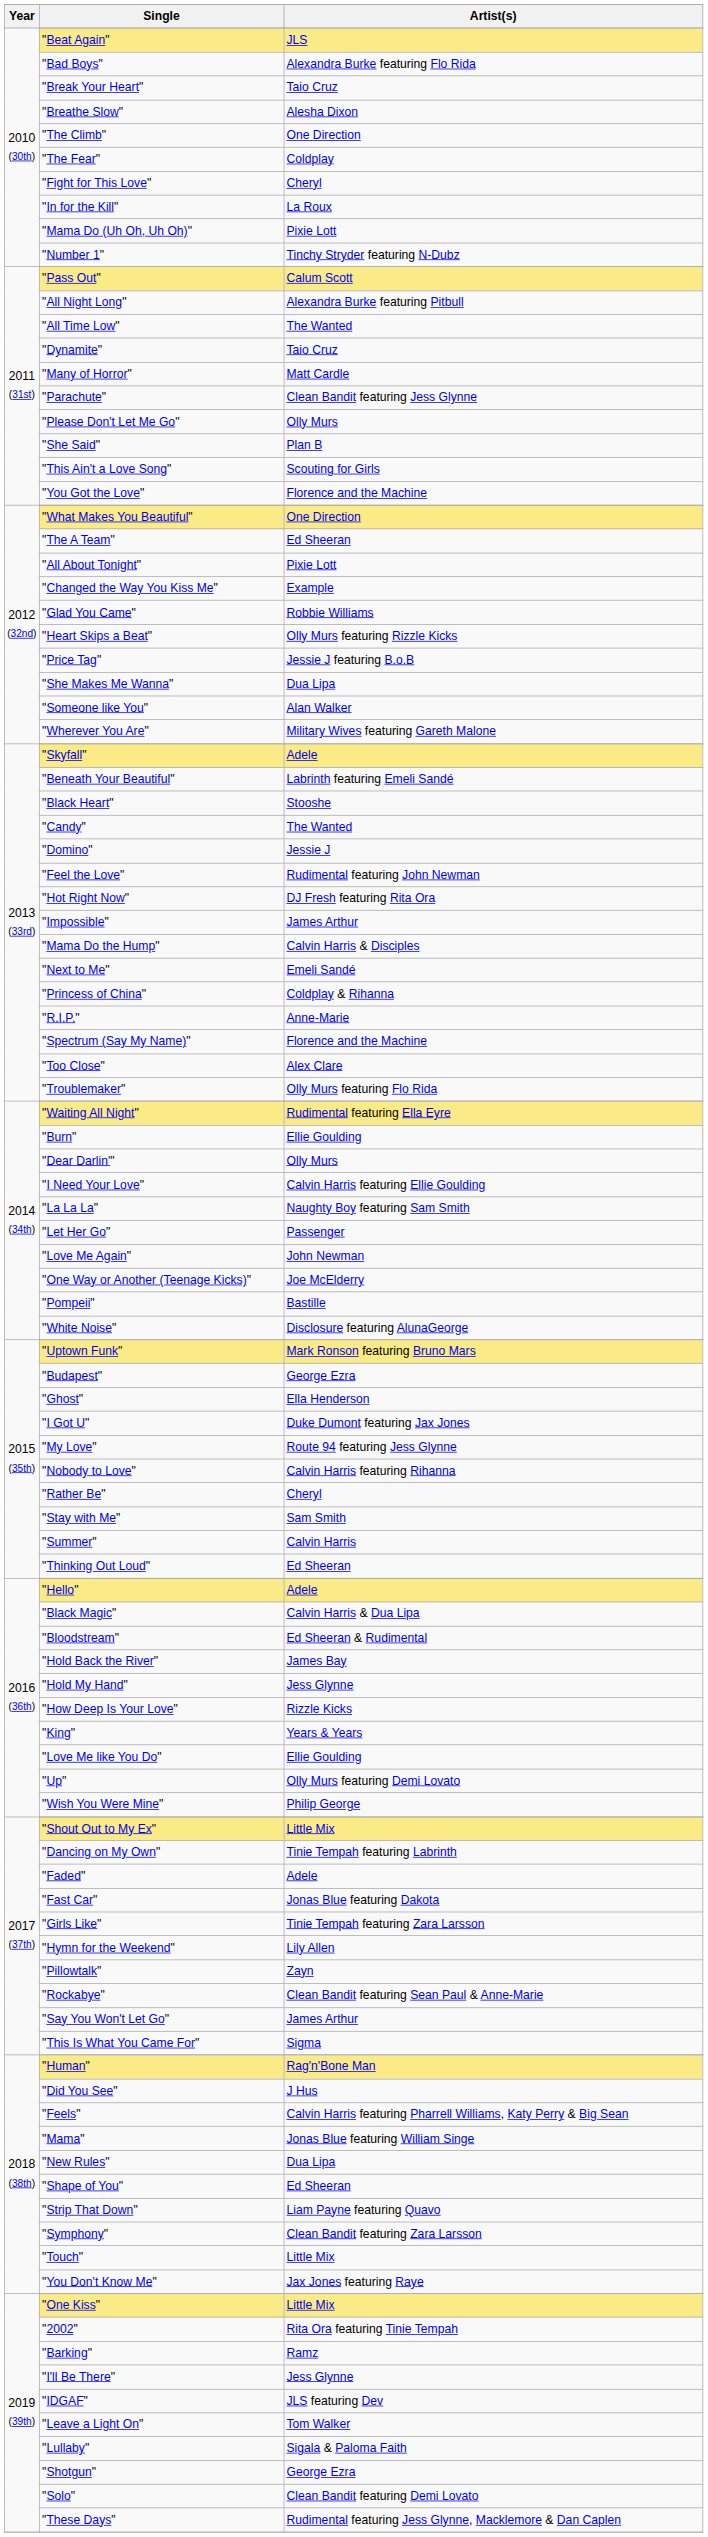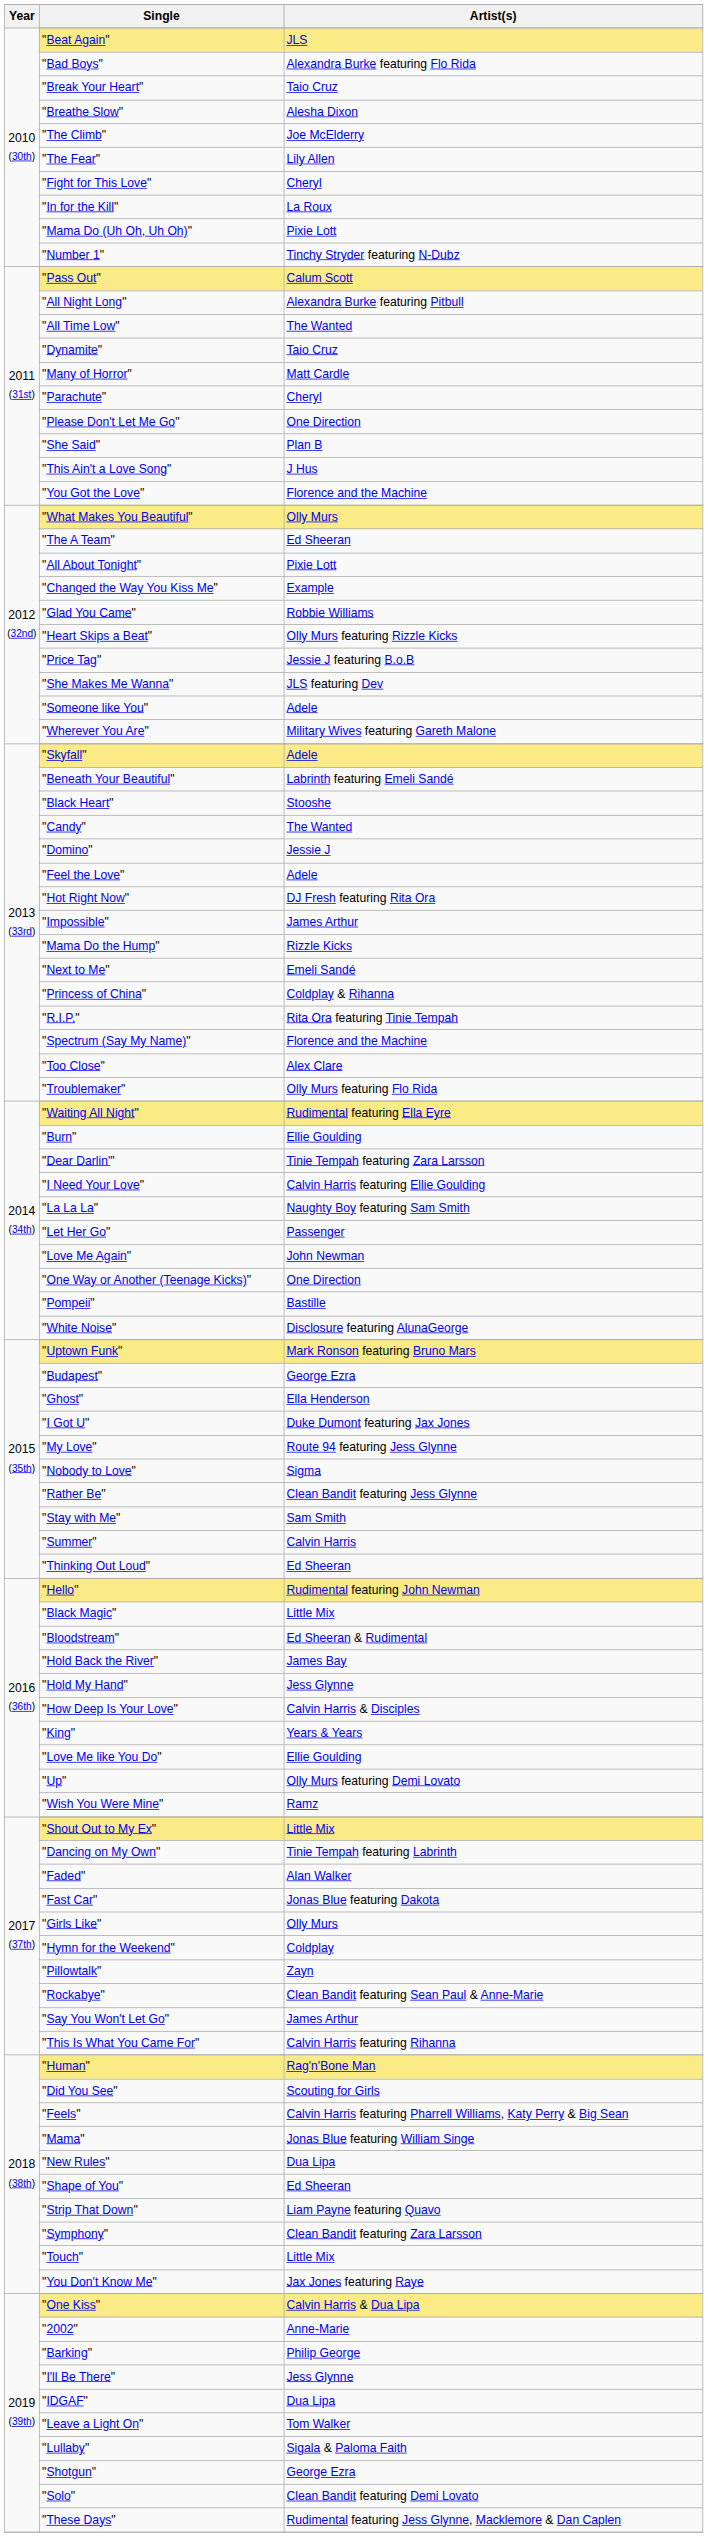(324, 135) One Direction -> (325, 135) Joe McElderry
(310, 159) Coldplay -> (310, 159) Lily Allen
(382, 397) Clean Bandit featuring Jess Glynne -> (304, 397) Cheryl
(312, 421) Olly Murs -> (324, 421) One Direction
(333, 469) Scouting for Girls -> (302, 469) J Hus
(324, 517) One Direction -> (312, 517) Olly Murs
(311, 684) Dua Lipa -> (335, 684) JLS featuring Dev
(319, 707) Alan Walker -> (302, 707) Adele
(383, 874) Rudimental featuring John Newman -> (302, 874) Adele
(353, 946) Calvin Harris & Disciples -> (319, 946) Rizzle Kicks
(318, 1017) Anne-Marie -> (372, 1017) Rita Ora featuring Tinie Tempah
(312, 1160) Olly Murs -> (386, 1160) Tinie Tempah featuring Zara Larsson
(325, 1280) Joe McElderry -> (324, 1280) One Direction
(371, 1470) Calvin Harris featuring Rihanna -> (304, 1470) Sigma
(304, 1494) Cheryl -> (382, 1494) Clean Bandit featuring Jess Glynne
(302, 1590) Adele -> (383, 1590) Rudimental featuring John Newman
(353, 1614) Calvin Harris & Dua Lipa -> (310, 1614) Little Mix
(319, 1709) Rizzle Kicks -> (353, 1709) Calvin Harris & Disciples
(323, 1804) Philip George -> (302, 1804) Ramz
(302, 1876) Adele -> (319, 1876) Alan Walker
(386, 1924) Tinie Tempah featuring Zara Larsson -> (312, 1924) Olly Murs
(310, 1947) Lily Allen -> (310, 1947) Coldplay
(304, 2043) Sigma -> (371, 2043) Calvin Harris featuring Rihanna
(302, 2090) J Hus -> (333, 2090) Scouting for Girls
(310, 2305) Little Mix -> (353, 2305) Calvin Harris & Dua Lipa
(372, 2329) Rita Ora featuring Tinie Tempah -> (318, 2329) Anne-Marie
(302, 2353) Ramz -> (323, 2353) Philip George
(335, 2400) JLS featuring Dev -> (311, 2400) Dua Lipa
